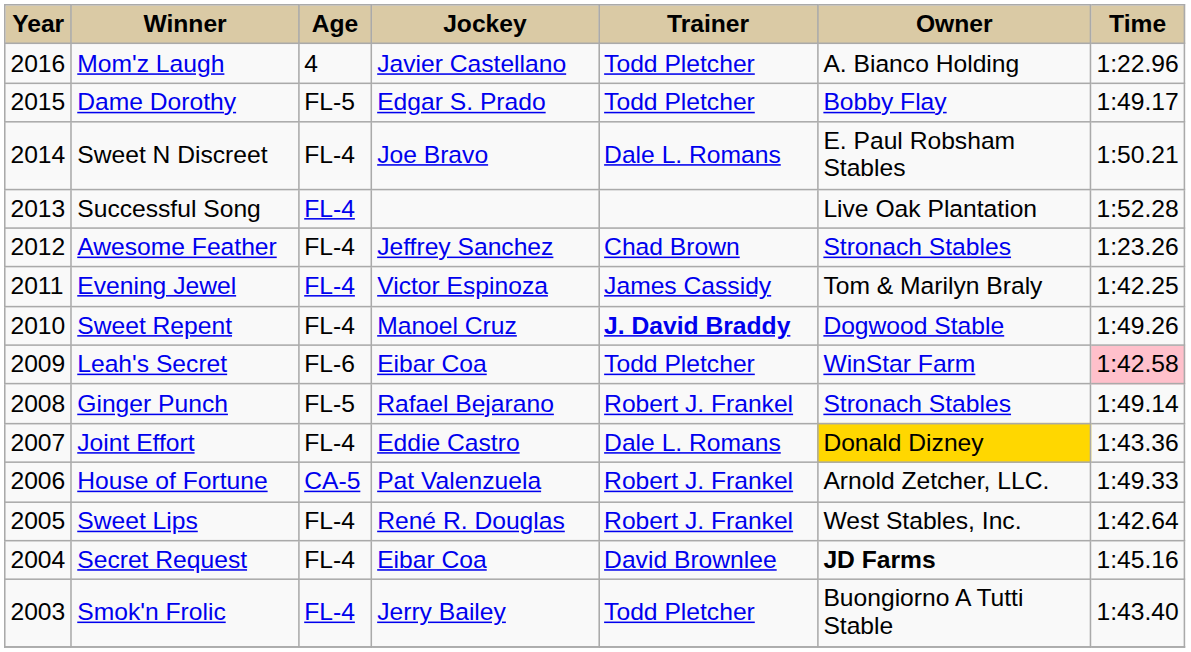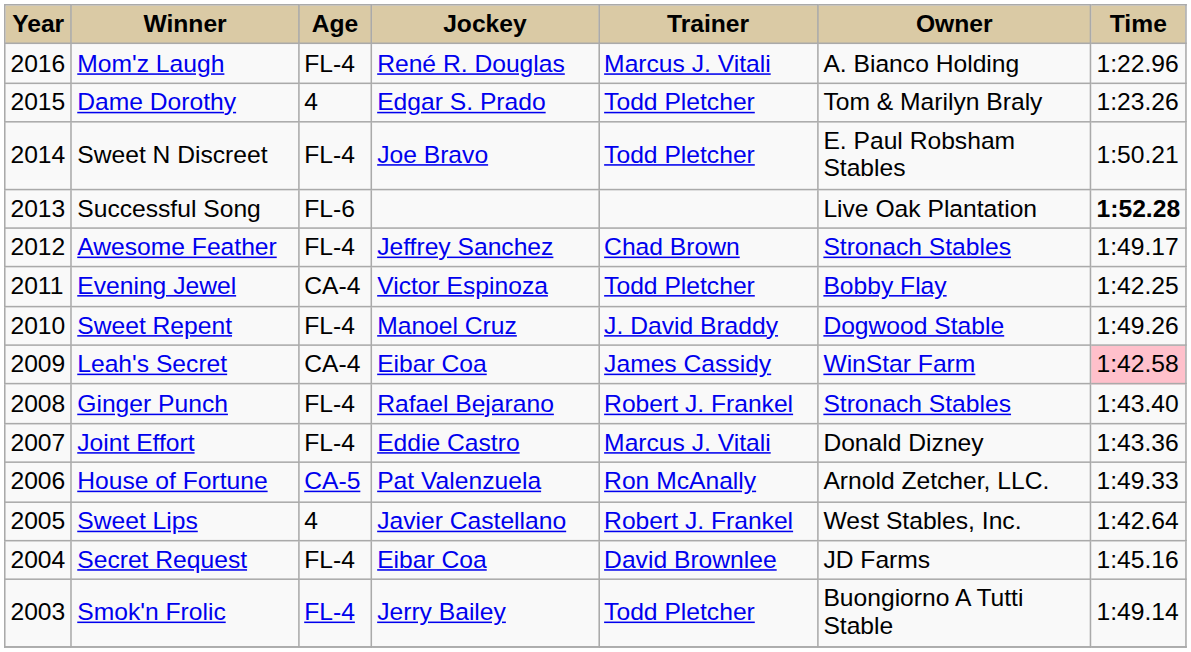(311, 63) 4 -> (330, 63) FL-4
(472, 63) Javier Castellano -> (471, 63) René R. Douglas
(679, 63) Todd Pletcher -> (687, 63) Marcus J. Vitali
(330, 102) FL-5 -> (311, 102) 4
(885, 102) Bobby Flay -> (933, 102) Tom & Marilyn Braly
(1138, 102) 1:49.17 -> (1138, 102) 1:23.26
(692, 155) Dale L. Romans -> (679, 155) Todd Pletcher
(330, 208) FL-4 -> (330, 208) FL-6
(1138, 208) normal -> (1138, 208) bold
(1138, 247) 1:23.26 -> (1138, 247) 1:49.17
(330, 286) FL-4 -> (332, 286) CA-4
(688, 286) James Cassidy -> (679, 286) Todd Pletcher
(933, 286) Tom & Marilyn Braly -> (885, 286) Bobby Flay
(697, 325) bold -> (691, 325) normal
(330, 364) FL-6 -> (332, 364) CA-4
(679, 364) Todd Pletcher -> (688, 364) James Cassidy
(330, 403) FL-5 -> (330, 403) FL-4
(1138, 403) 1:49.14 -> (1138, 403) 1:43.40
(692, 442) Dale L. Romans -> (687, 442) Marcus J. Vitali
(904, 442) gold background -> (904, 442) no background
(699, 481) Robert J. Frankel -> (680, 481) Ron McAnally
(330, 520) FL-4 -> (311, 520) 4
(471, 520) René R. Douglas -> (472, 520) Javier Castellano
(880, 559) bold -> (877, 559) normal
(1138, 612) 1:43.40 -> (1138, 612) 1:49.14
